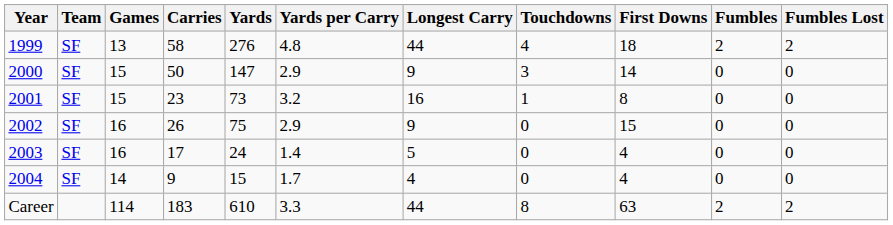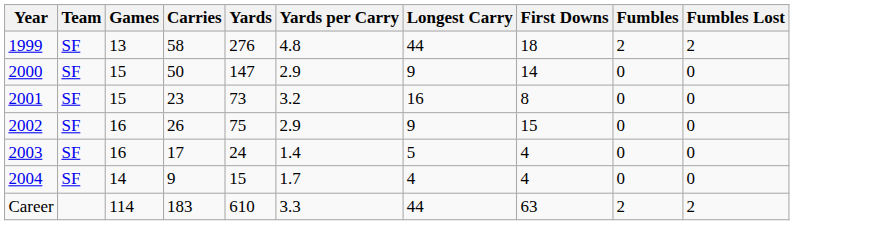- column: (566, 17)
